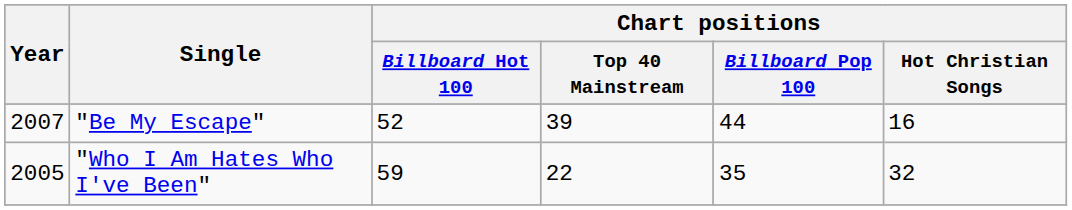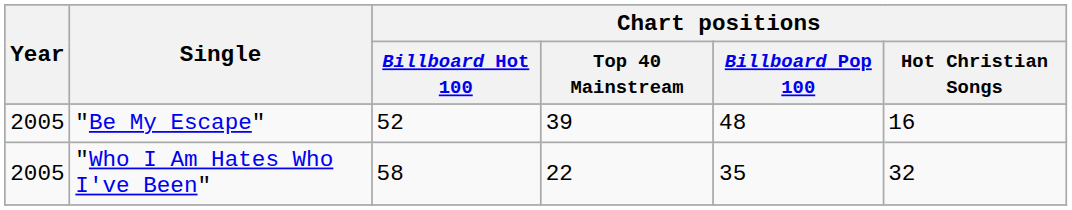(37, 123) 2007 -> (37, 123) 2005
(733, 123) 44 -> (733, 123) 48
(390, 173) 59 -> (390, 173) 58
